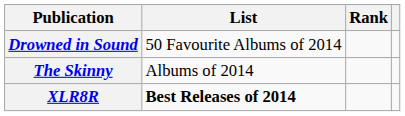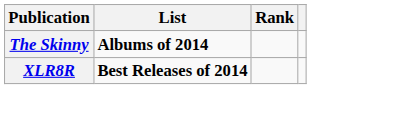- row: (73, 44)
(200, 70) normal -> (153, 44) bold
